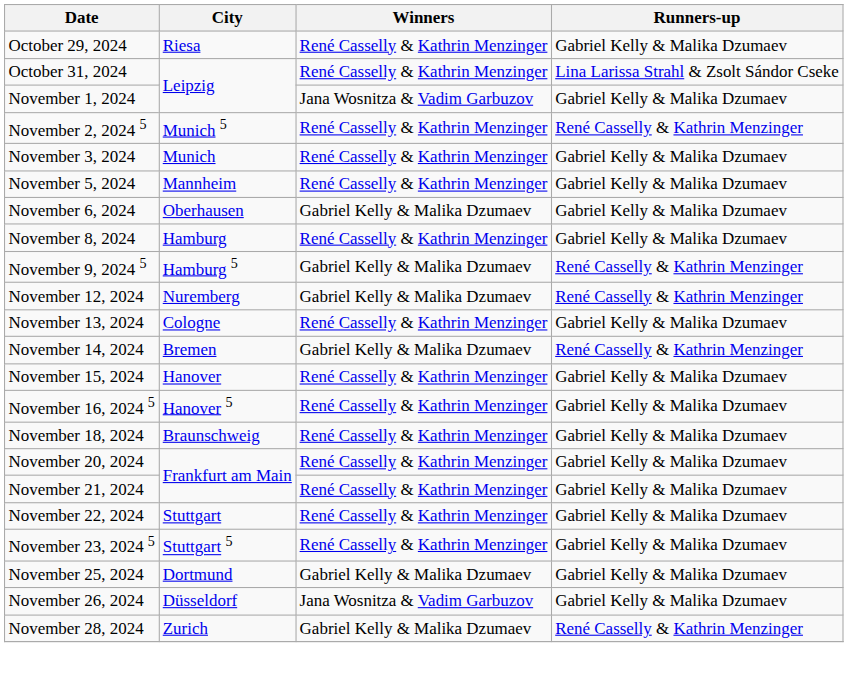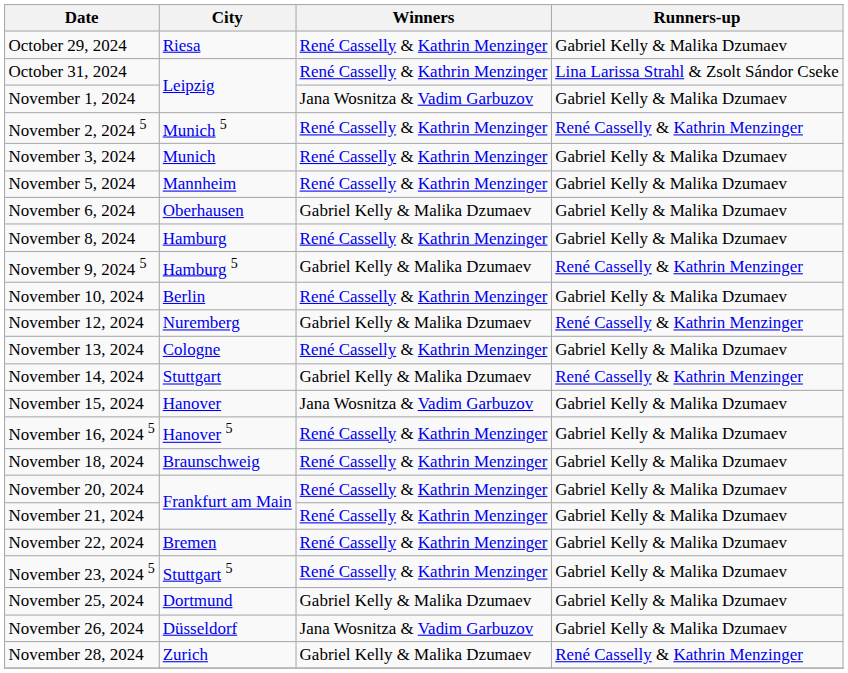+ row: (76, 296)
(190, 349) Bremen -> (192, 376) Stuttgart
(424, 376) René Casselly & Kathrin Menzinger -> (416, 403) Jana Wosnitza & Vadim Garbuzov
(192, 515) Stuttgart -> (190, 542) Bremen
